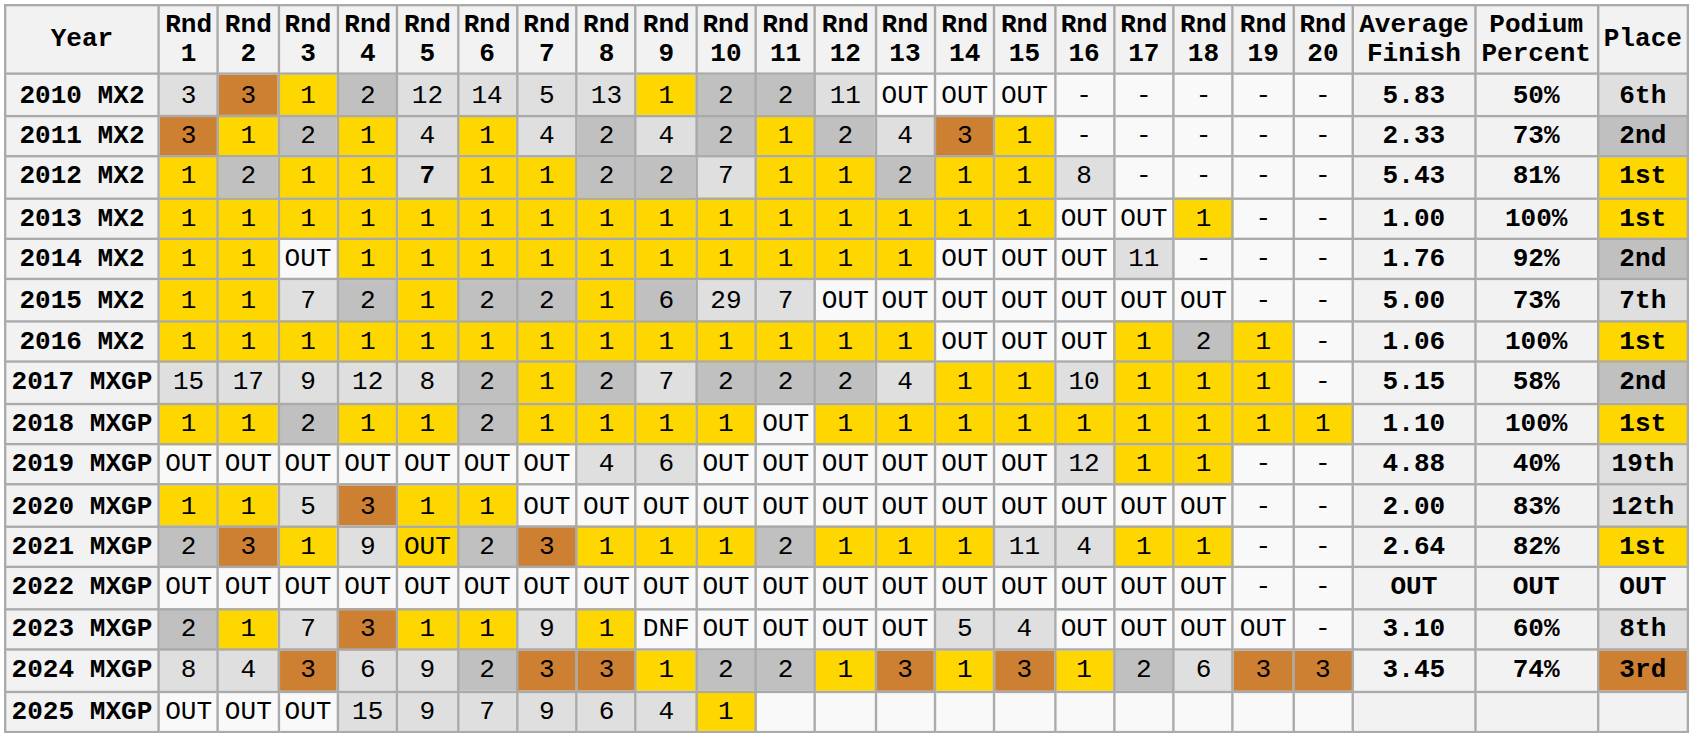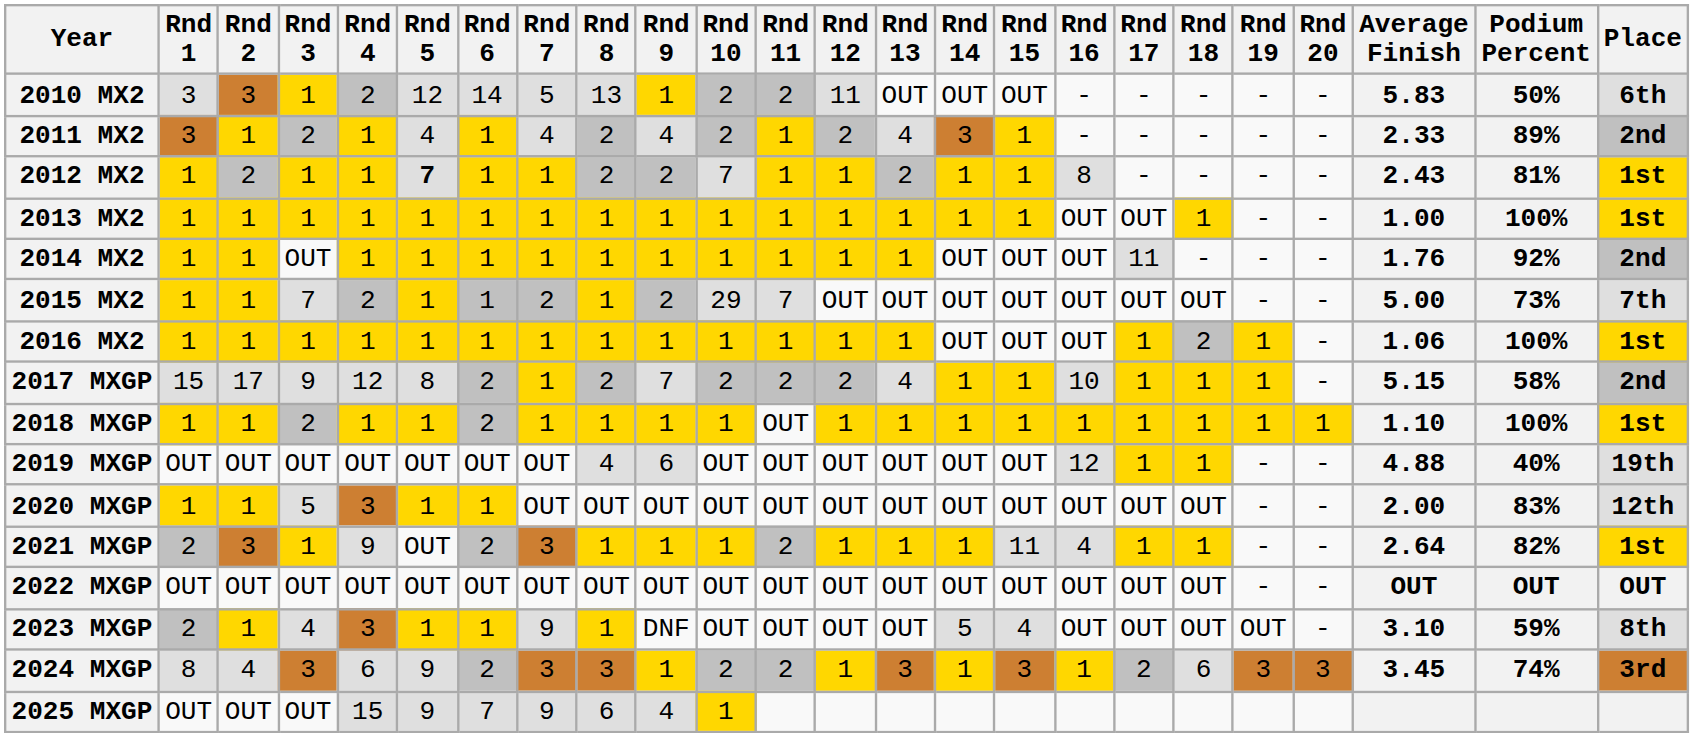(1536, 136) 73% -> (1536, 136) 89%
(1414, 177) 5.43 -> (1414, 177) 2.43
(487, 301) 2 -> (487, 301) 1
(666, 301) 6 -> (666, 301) 2
(427, 547) gold background -> (427, 547) no background
(308, 629) 7 -> (308, 629) 4
(1536, 629) 60% -> (1536, 629) 59%
